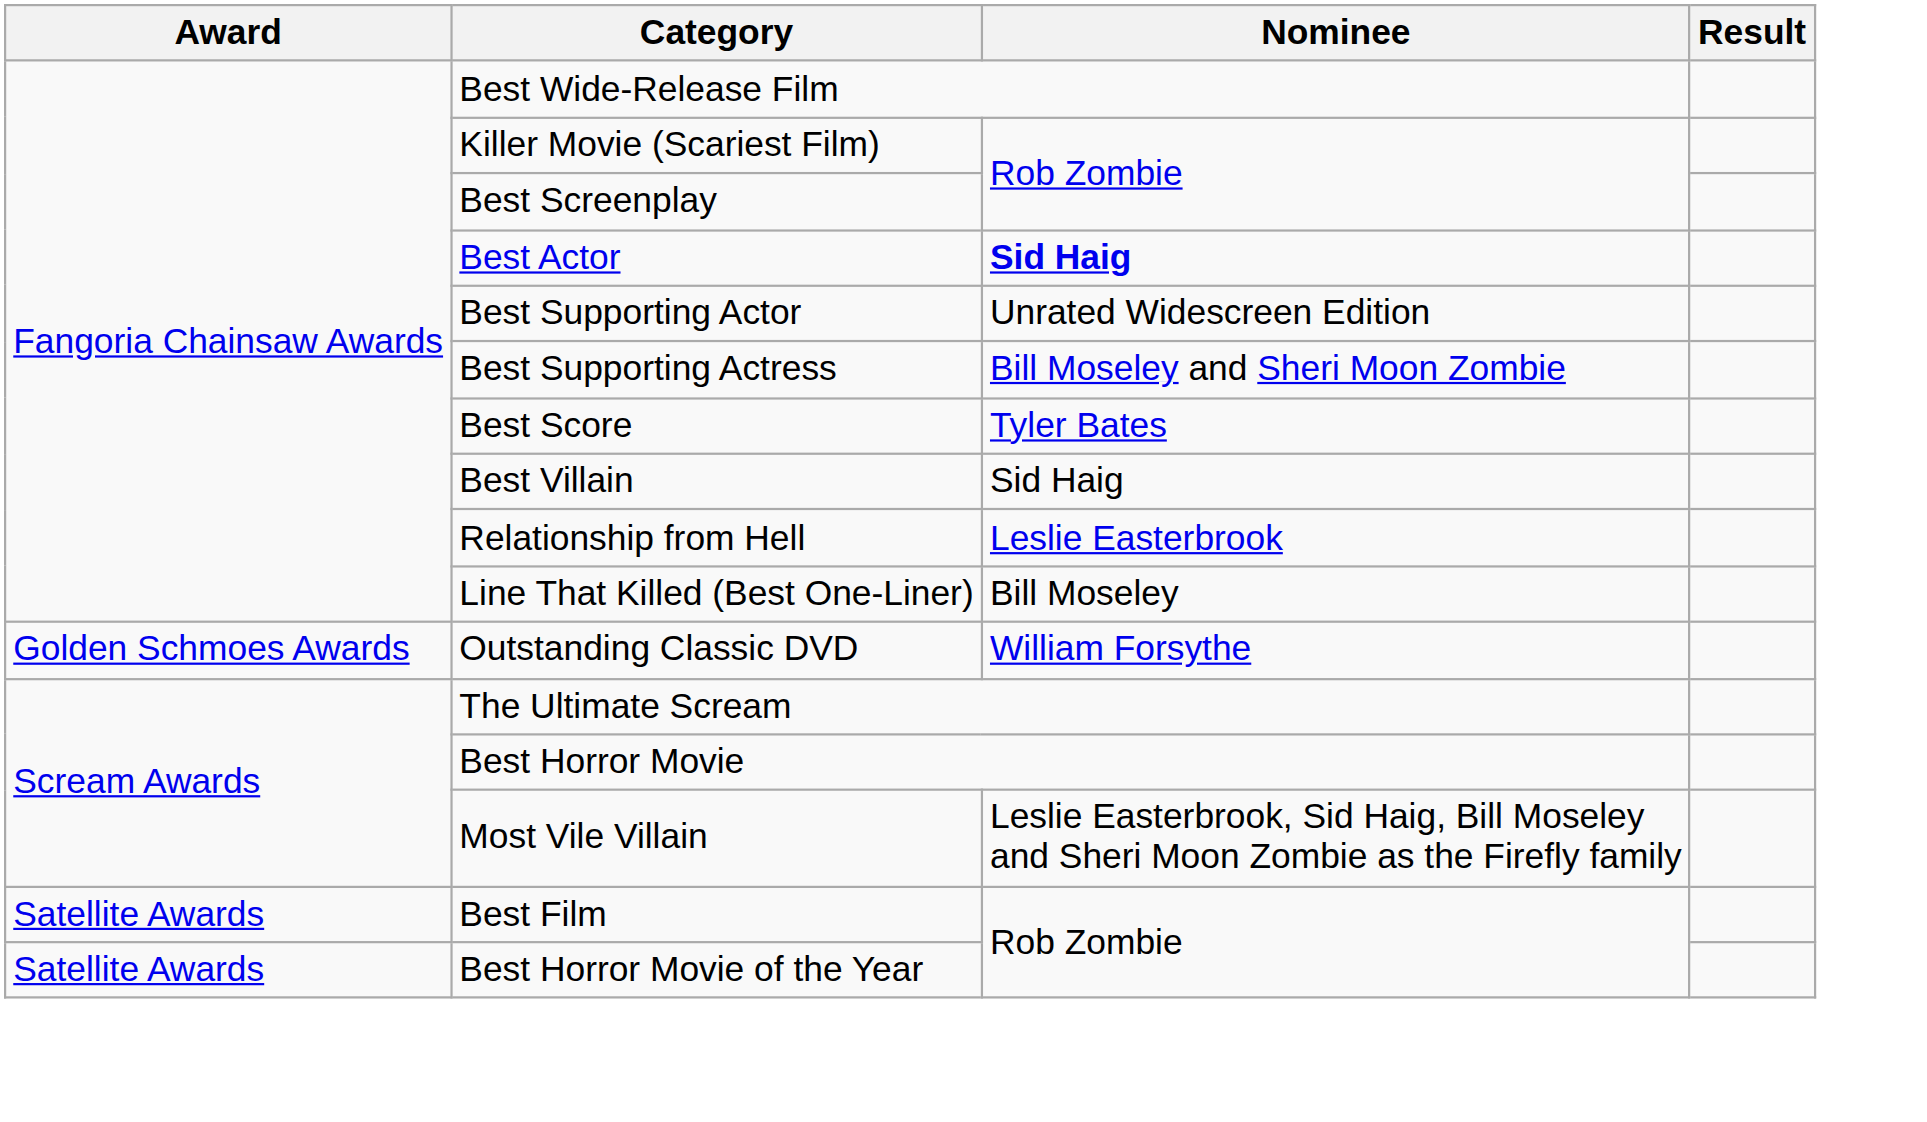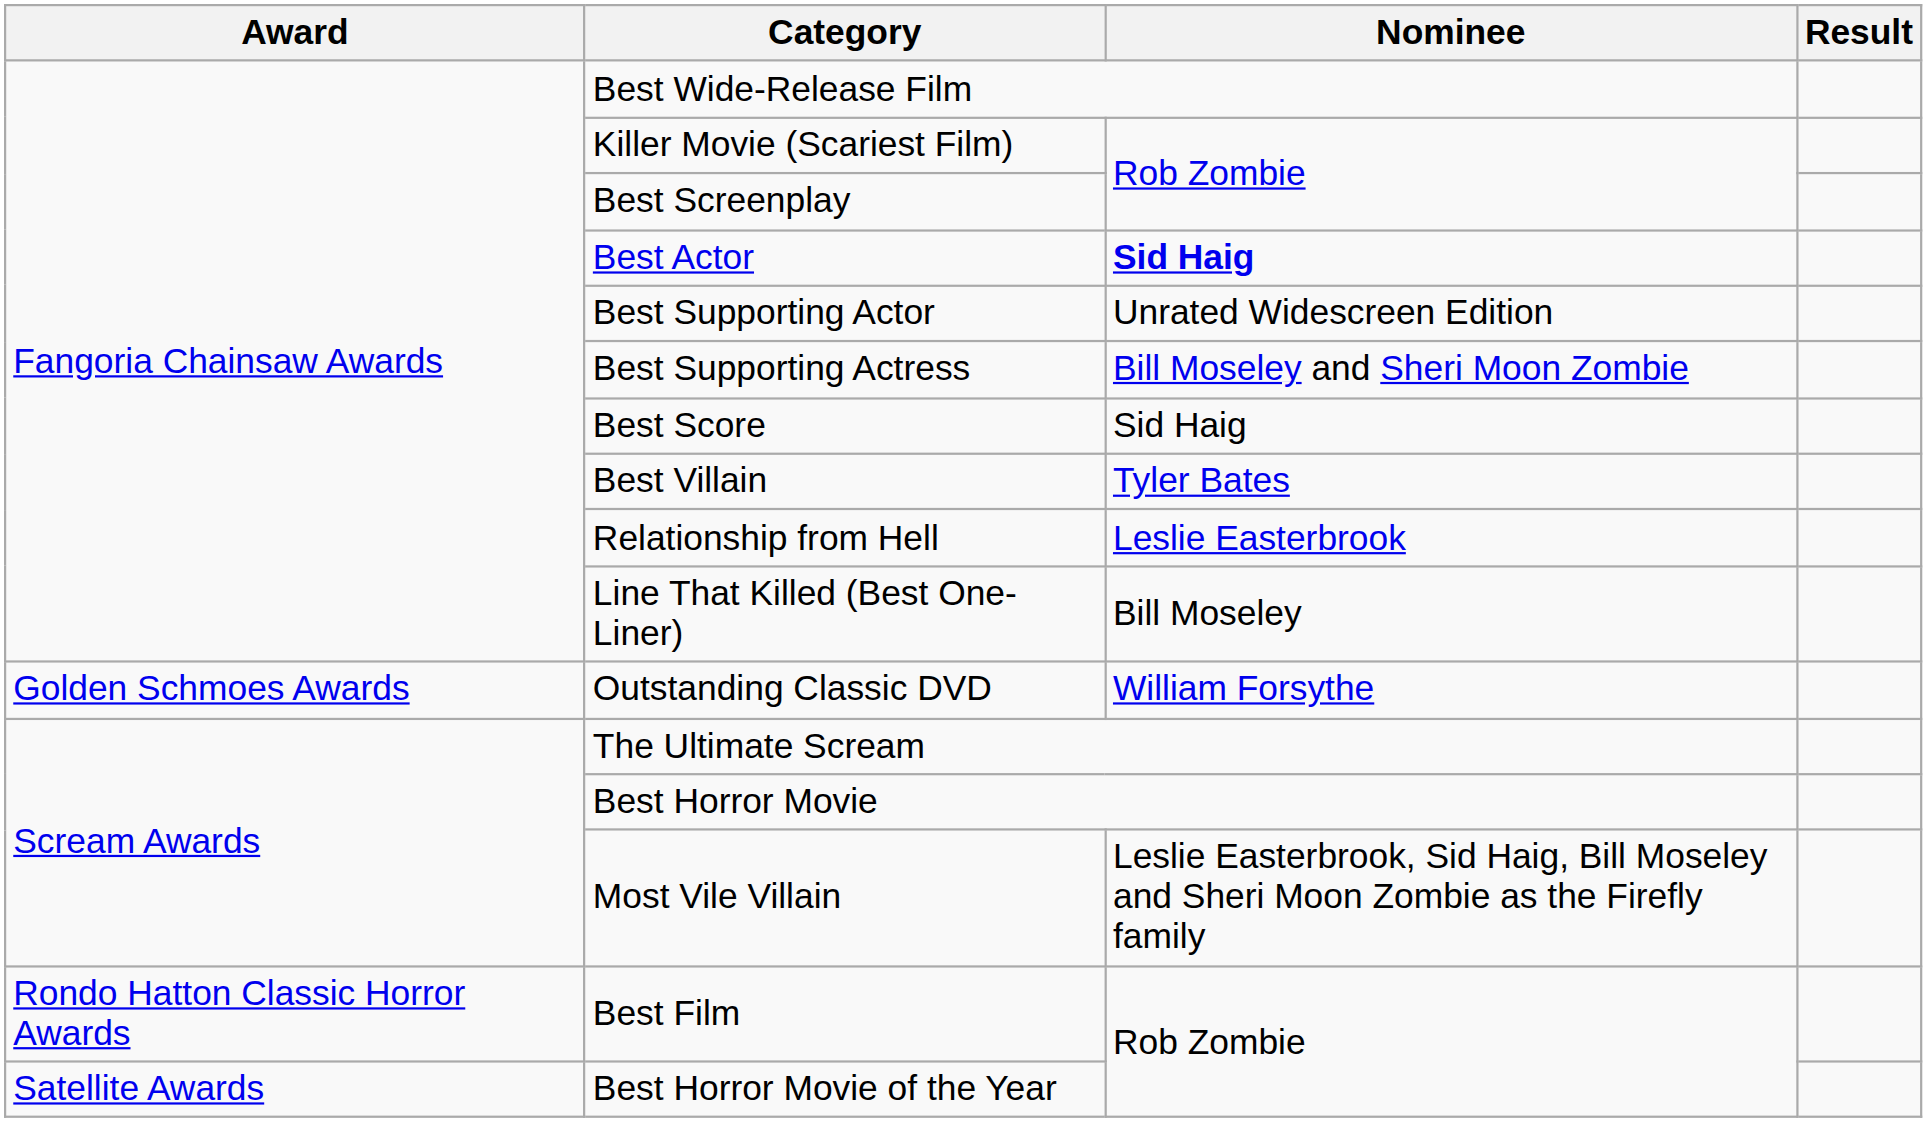(1078, 425) Tyler Bates -> (1180, 425) Sid Haig
(1057, 481) Sid Haig -> (1201, 481) Tyler Bates
(139, 913) Satellite Awards -> (239, 1012) Rondo Hatton Classic Horror Awards
